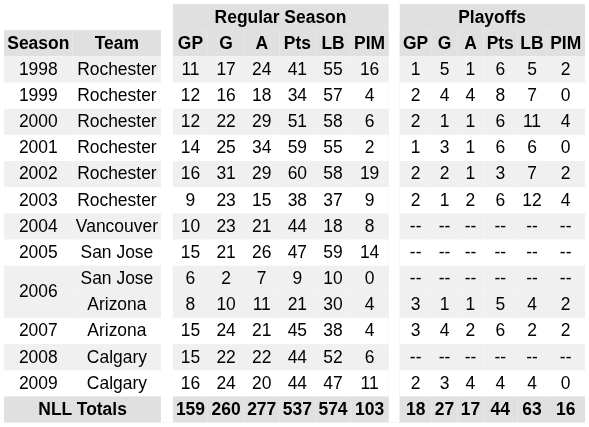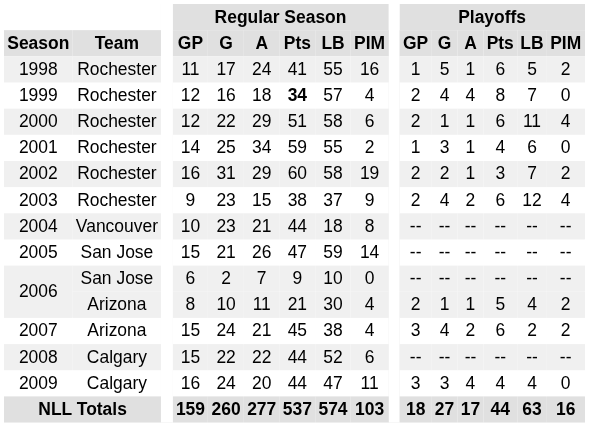(297, 95) normal -> (297, 95) bold
(500, 147) 6 -> (500, 147) 4
(444, 200) 1 -> (444, 200) 4
(416, 304) 3 -> (416, 304) 2
(416, 383) 2 -> (416, 383) 3
